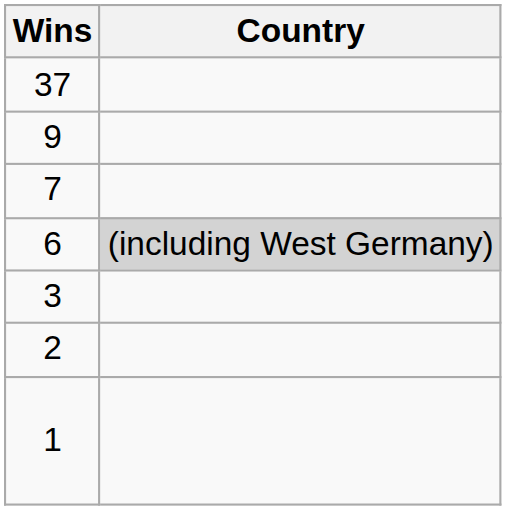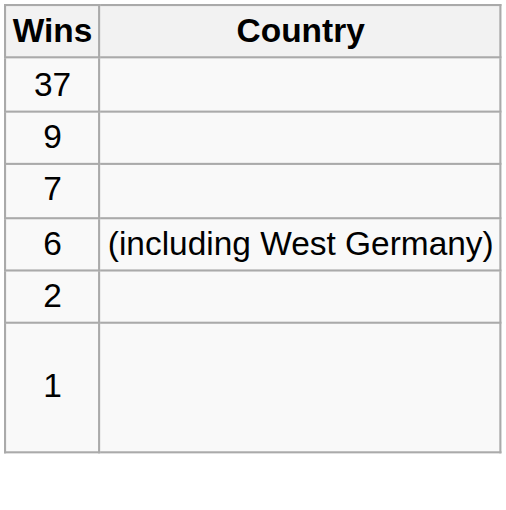(301, 243) lightgrey background -> (301, 243) no background
- row: (53, 296)
